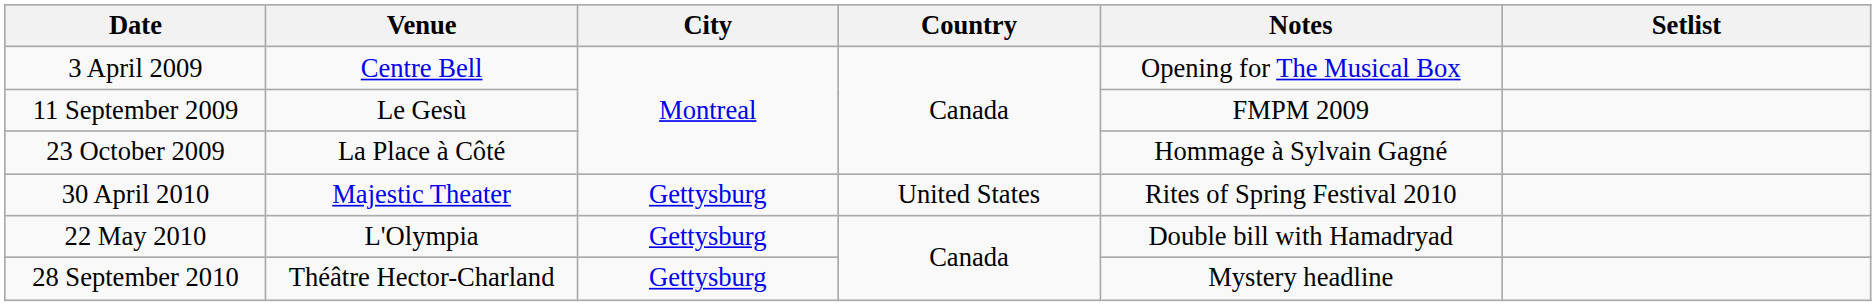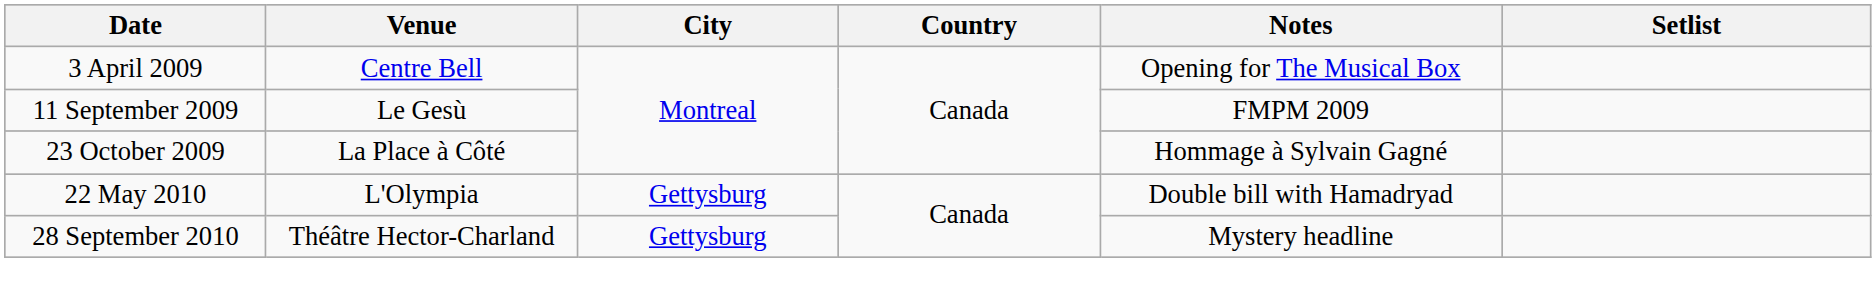- row: (135, 194)
